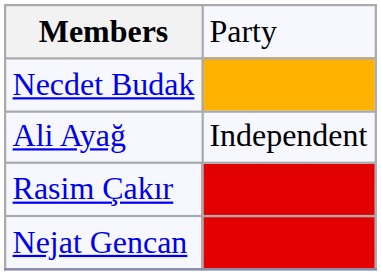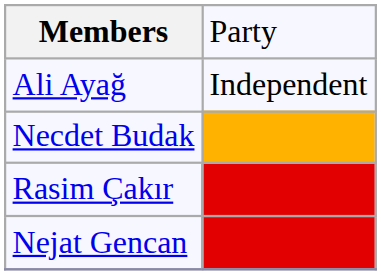rows swapped: (69, 136) <-> (104, 83)
